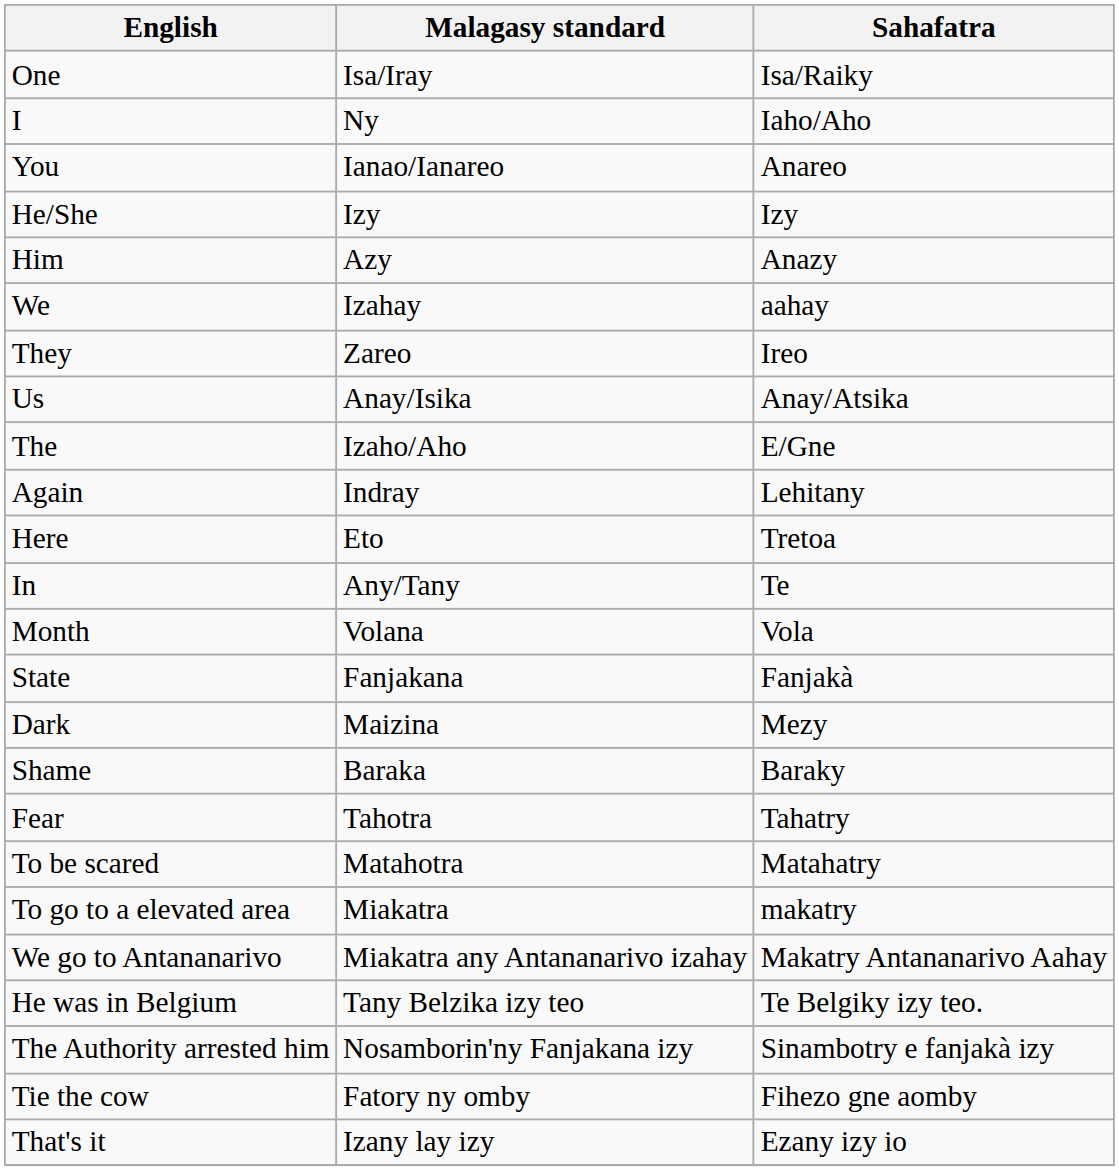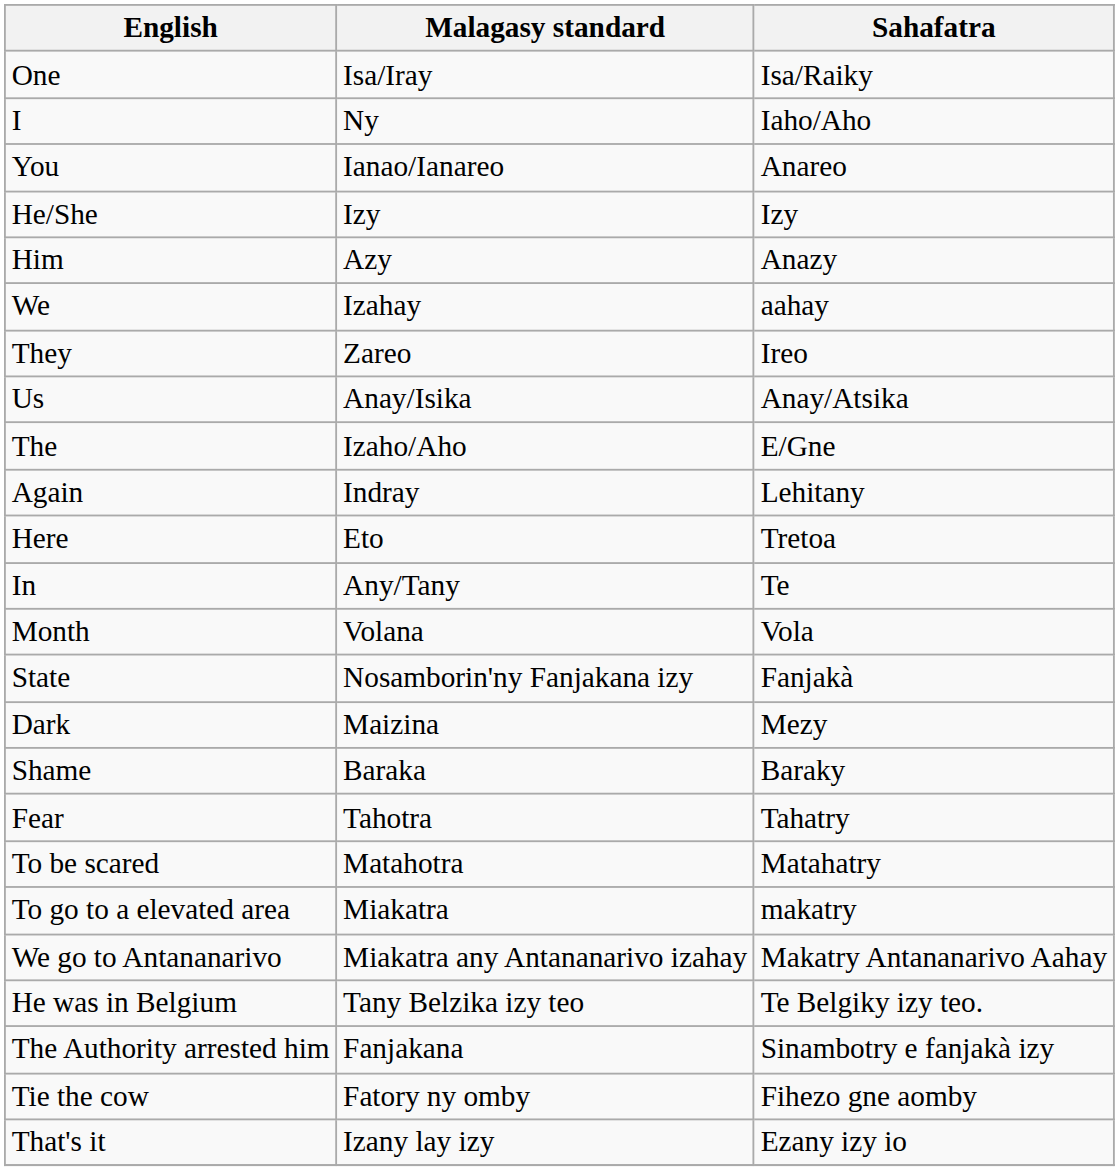(403, 677) Fanjakana -> (518, 677) Nosamborin'ny Fanjakana izy
(518, 1049) Nosamborin'ny Fanjakana izy -> (403, 1049) Fanjakana
